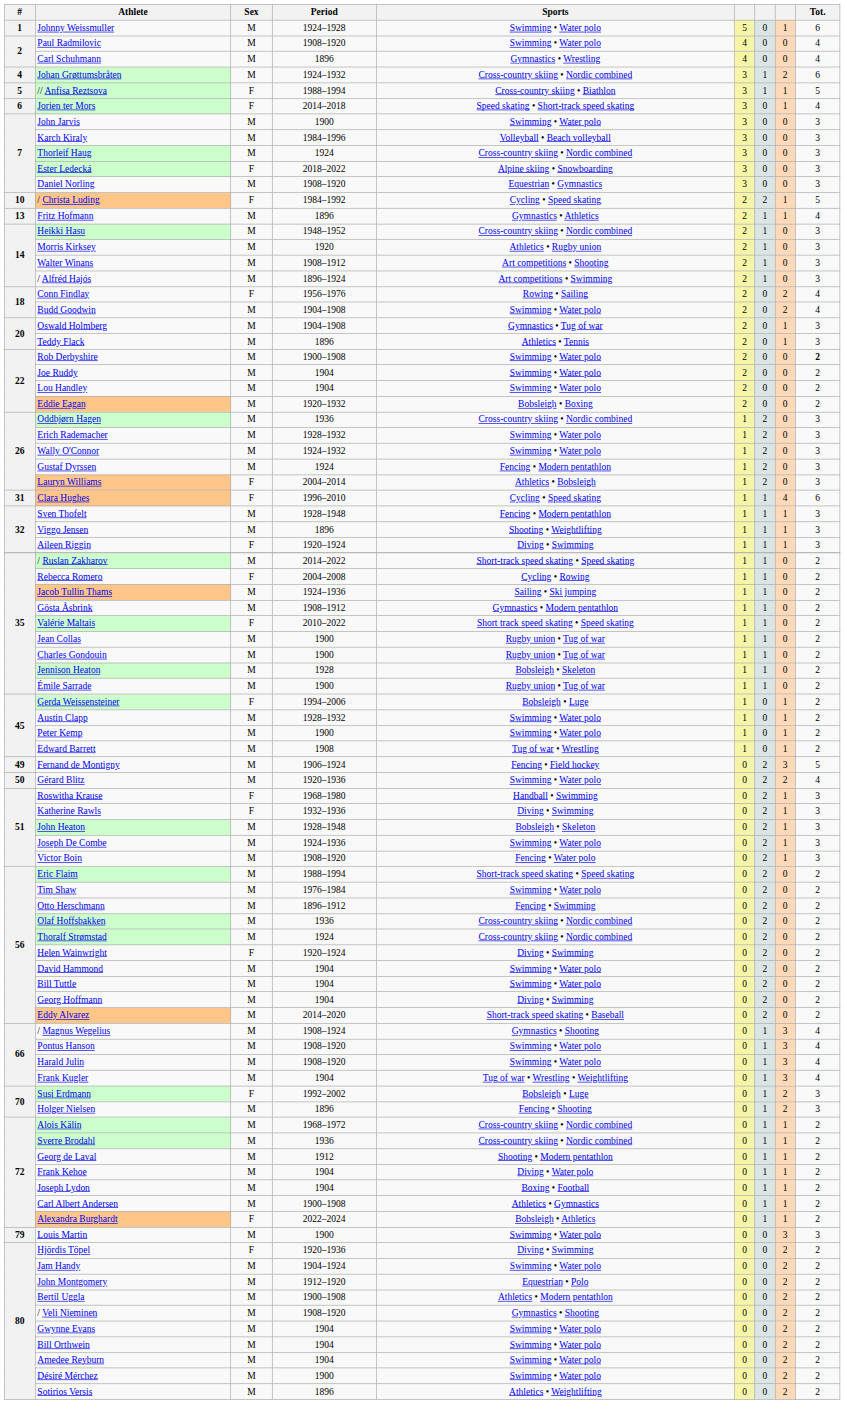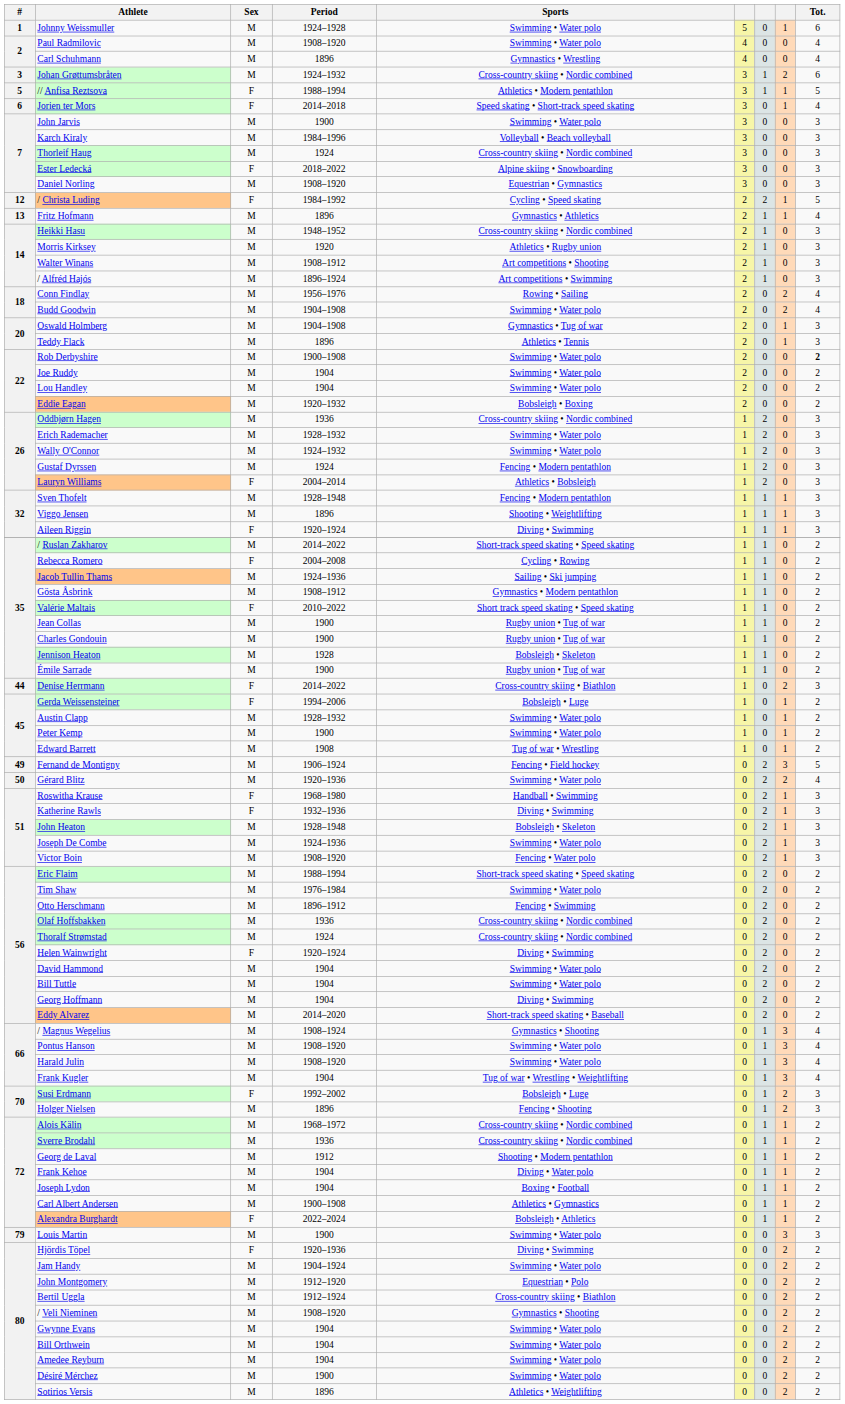(20, 75) 4 -> (20, 75) 3
(555, 91) Cross-country skiing • Biathlon -> (555, 91) Athletics • Modern pentathlon
(20, 200) 10 -> (20, 200) 12
(251, 294) F -> (251, 294) M
- row: (63, 498)
+ row: (71, 686)
(324, 1298) 1900–1908 -> (324, 1298) 1912–1924
(555, 1298) Athletics • Modern pentathlon -> (555, 1298) Cross-country skiing • Biathlon
